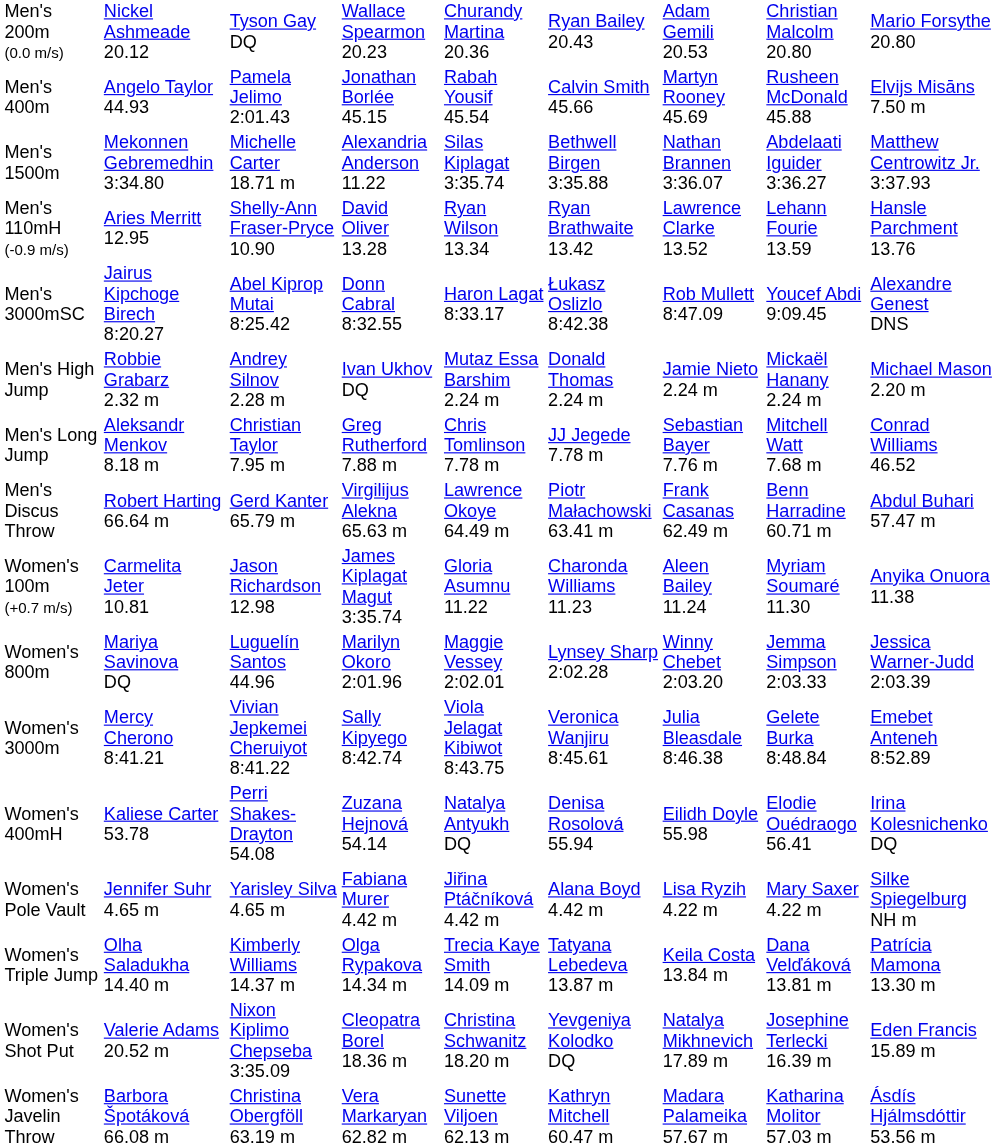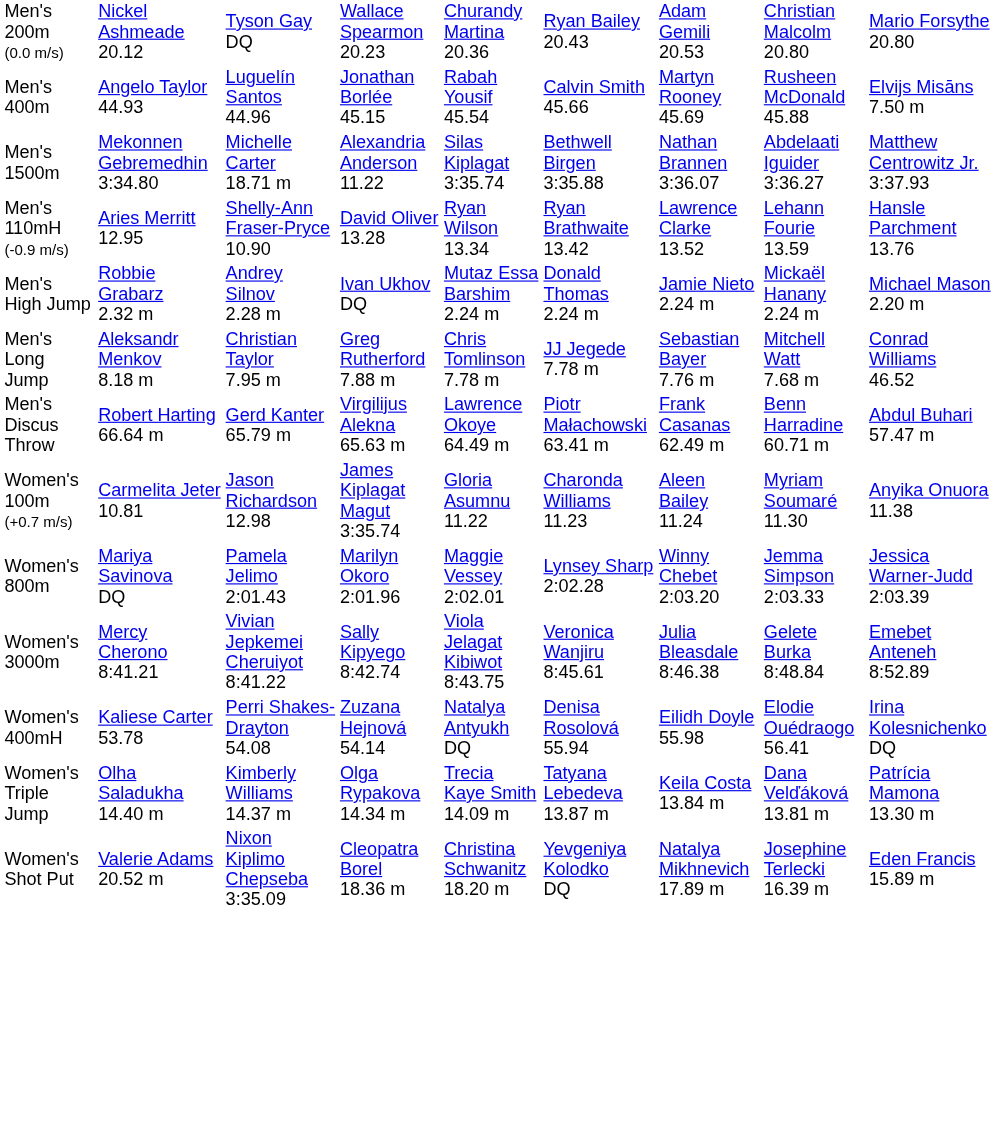(260, 97) Pamela Jelimo 2:01.43 -> (260, 97) Luguelín Santos 44.96
- row: (45, 304)
(264, 662) Luguelín Santos 44.96 -> (256, 576) Pamela Jelimo 2:01.43
- row: (45, 899)
- row: (42, 1116)
